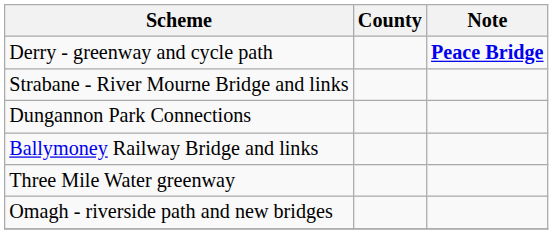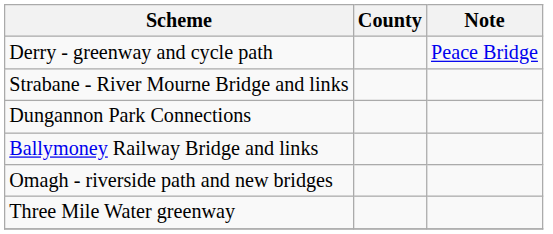(487, 52) bold -> (484, 52) normal
rows swapped: (171, 212) <-> (122, 180)
